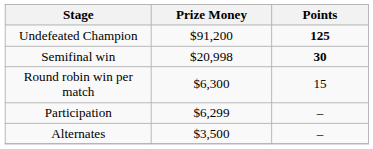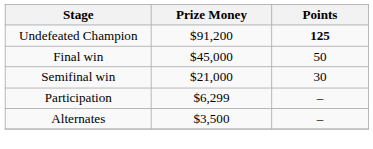+ row: (78, 56)
(211, 56) $20,998 -> (211, 77) $21,000
(320, 56) bold -> (320, 77) normal
- row: (78, 84)
